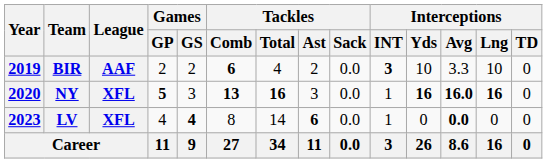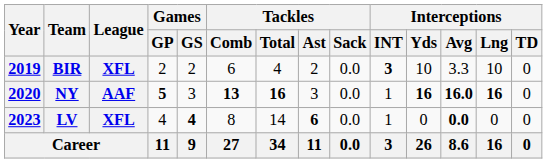(119, 68) AAF -> (119, 68) XFL
(231, 68) bold -> (231, 68) normal
(119, 94) XFL -> (119, 94) AAF
